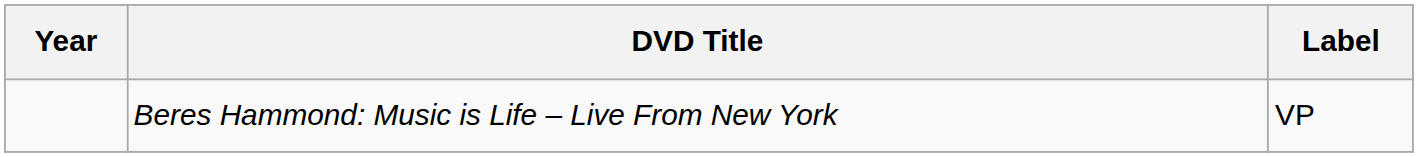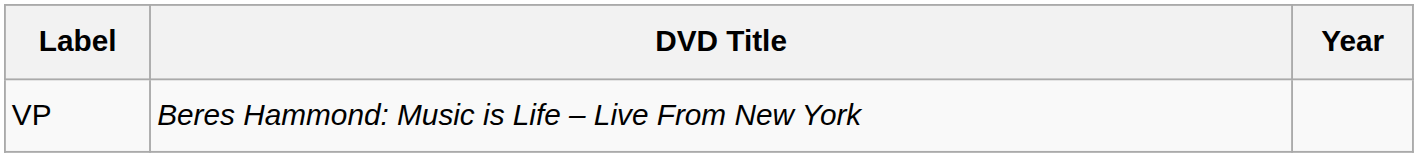columns swapped: (66, 41) <-> (1341, 41)
